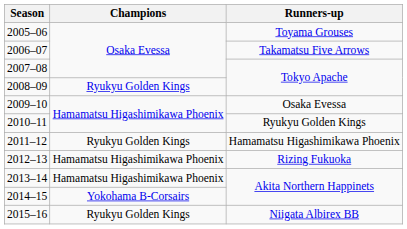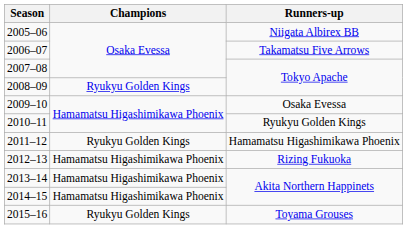(314, 31) Toyama Grouses -> (314, 31) Niigata Albirex BB
(138, 196) Yokohama B-Corsairs -> (138, 196) Hamamatsu Higashimikawa Phoenix
(314, 214) Niigata Albirex BB -> (314, 214) Toyama Grouses
